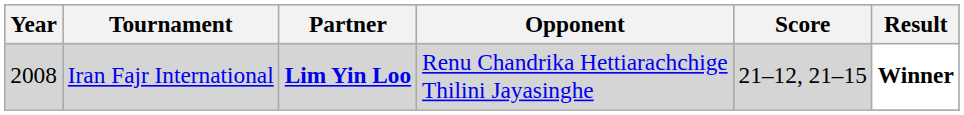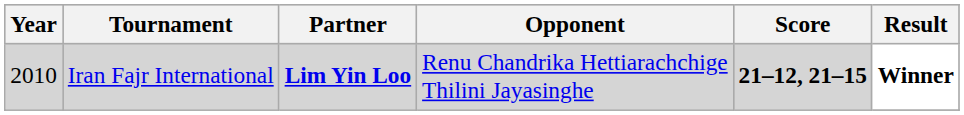(34, 76) 2008 -> (34, 76) 2010
(803, 76) normal -> (803, 76) bold
